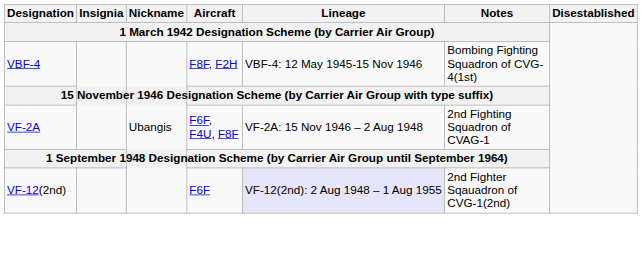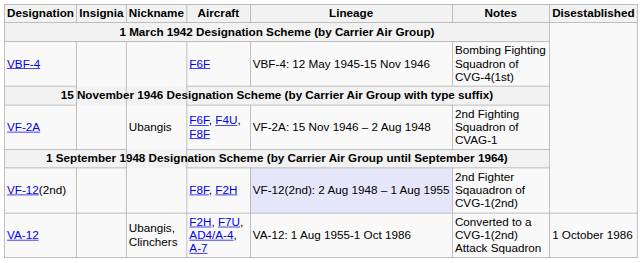(213, 63) F8F, F2H -> (200, 63) F6F
(200, 190) F6F -> (213, 190) F8F, F2H
+ row: (23, 235)
